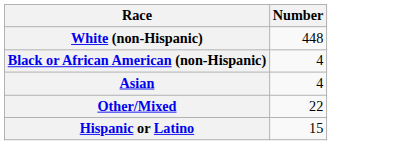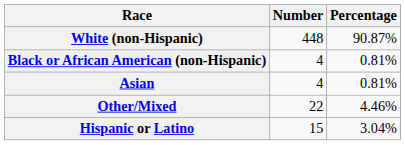+ column: (363, 15)
